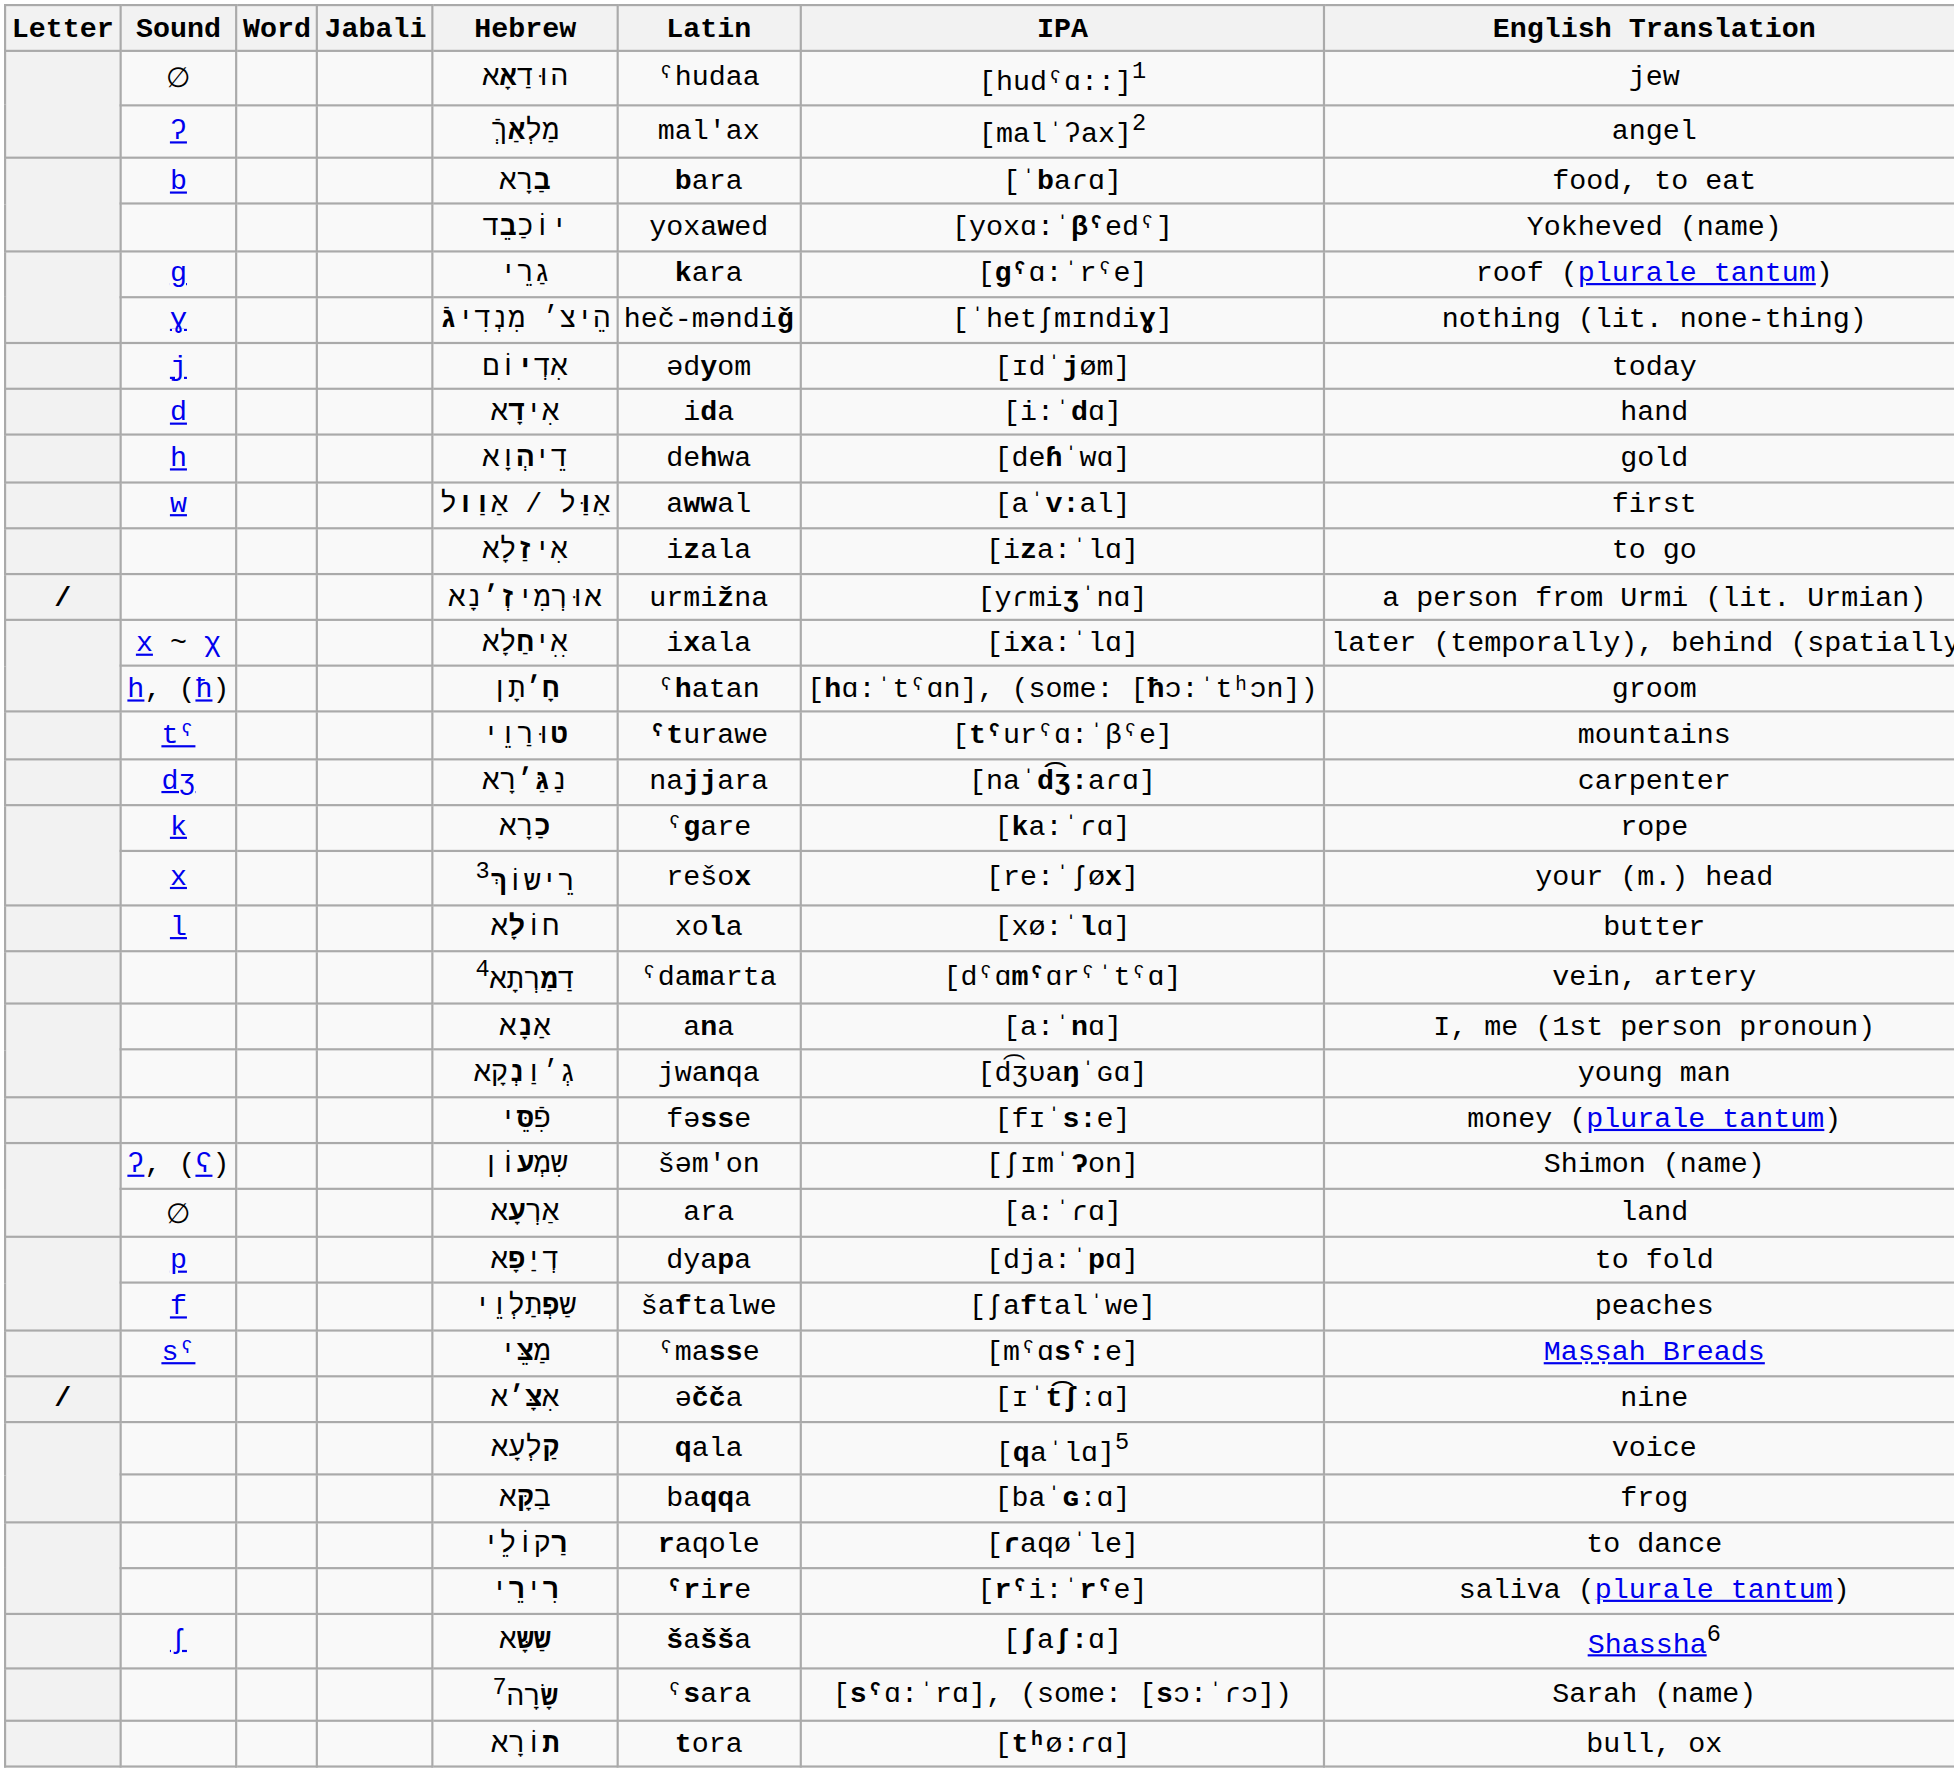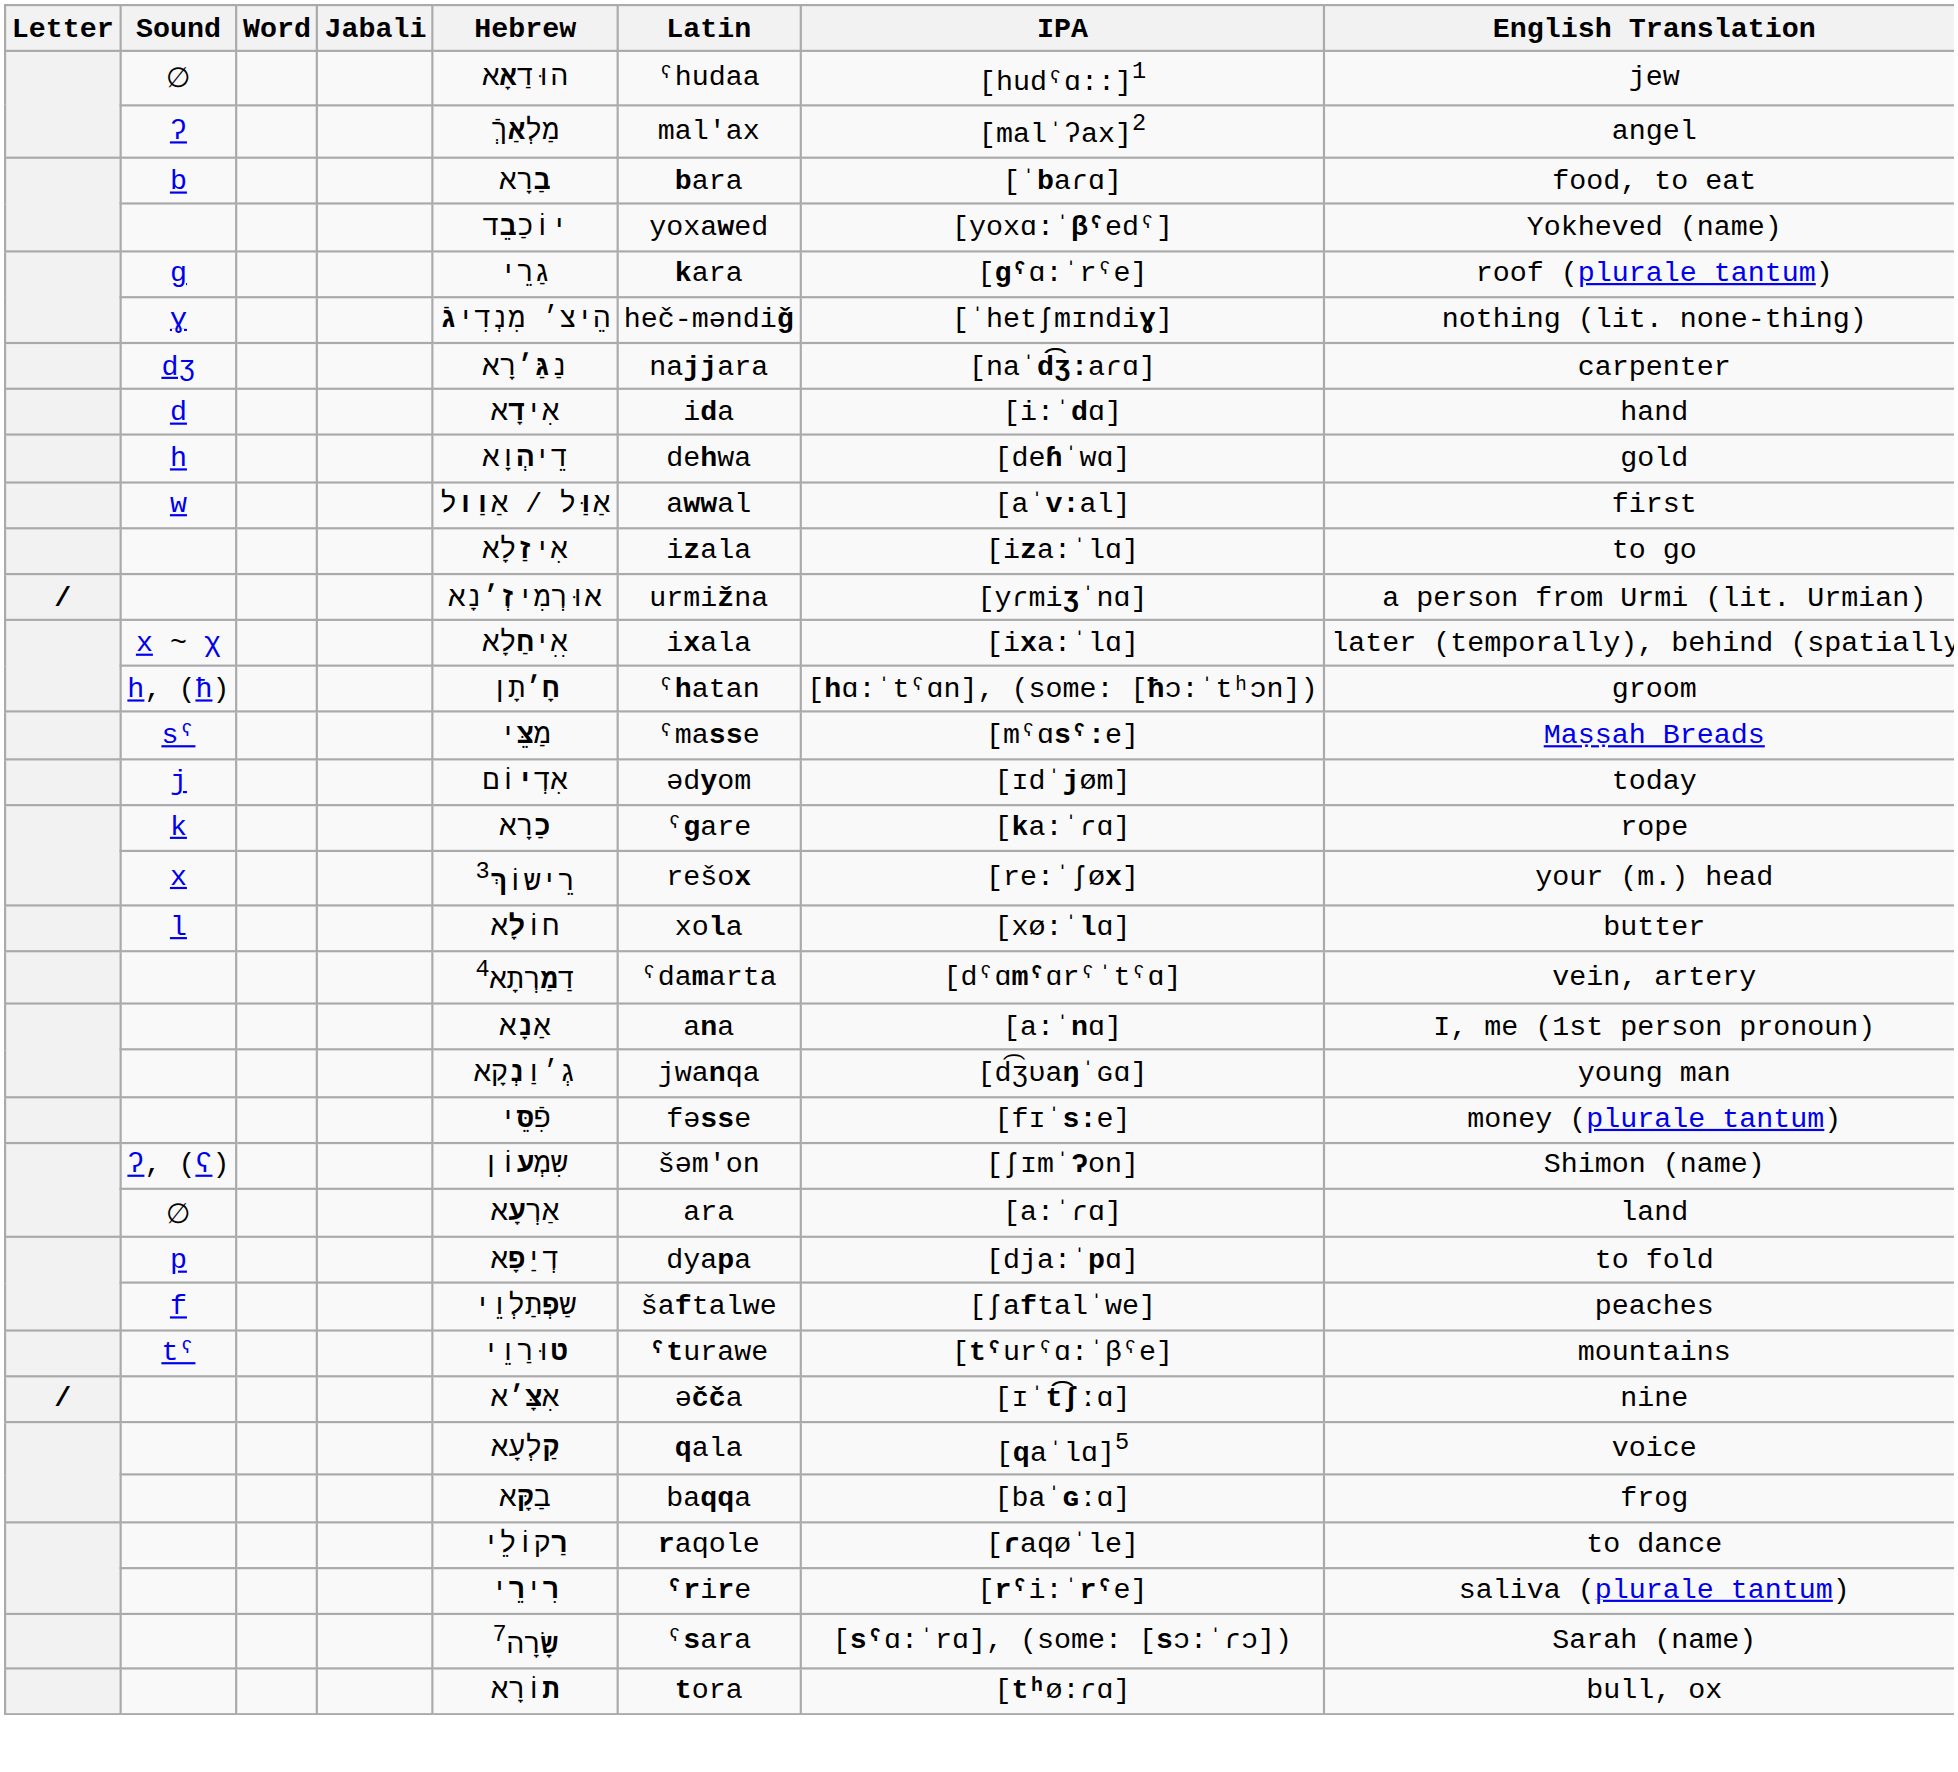rows swapped: (63, 782) <-> (63, 366)
rows swapped: (63, 736) <-> (63, 1353)
- row: (63, 1641)
